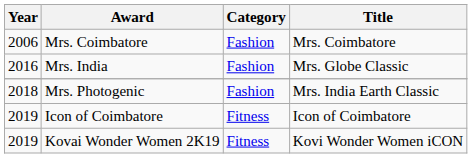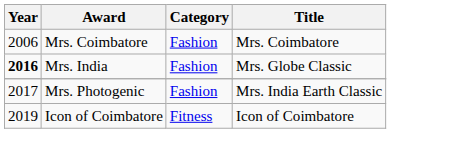(23, 66) normal -> (23, 66) bold
(23, 91) 2018 -> (23, 91) 2017
- row: (132, 141)
